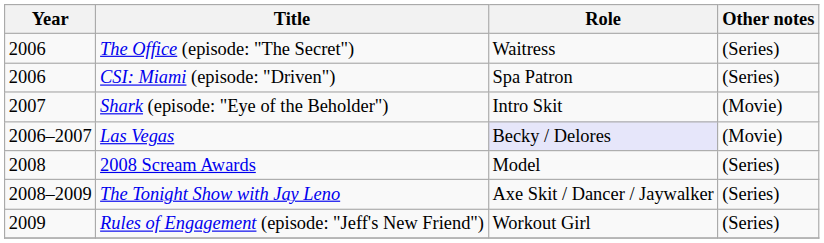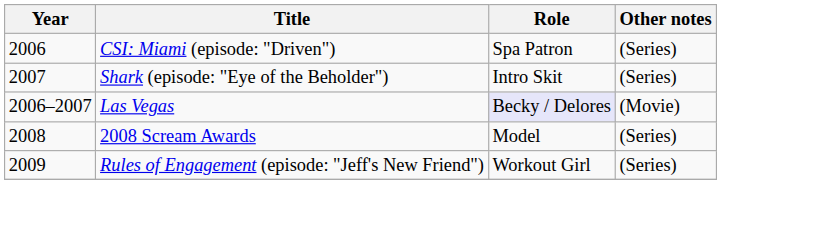- row: (227, 48)
(752, 106) (Movie) -> (648, 77) (Series)
- row: (220, 194)
